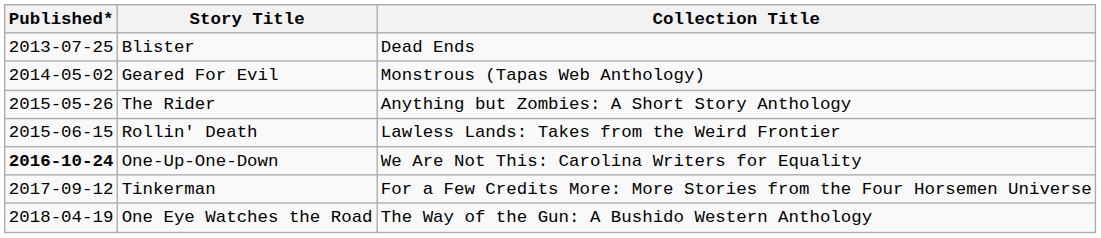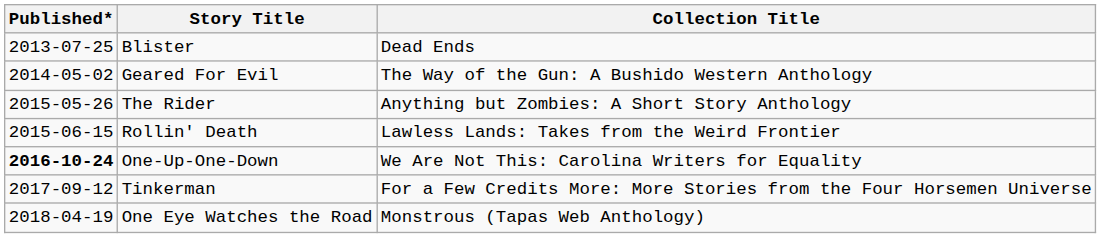(543, 76) Monstrous (Tapas Web Anthology) -> (627, 76) The Way of the Gun: A Bushido Western Anthology
(627, 218) The Way of the Gun: A Bushido Western Anthology -> (543, 218) Monstrous (Tapas Web Anthology)
